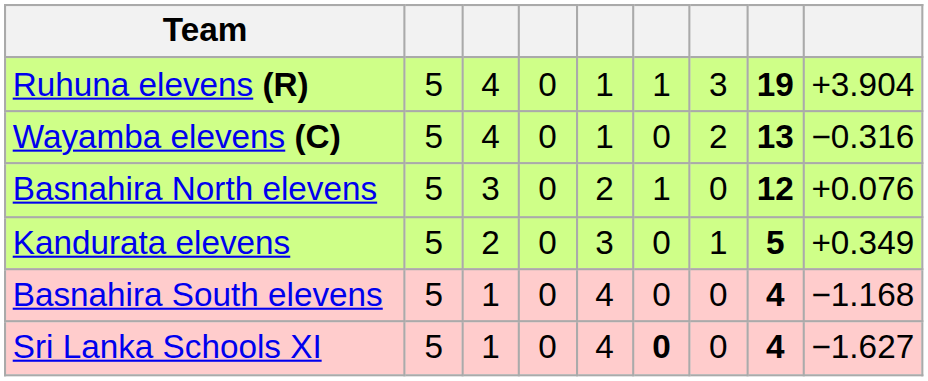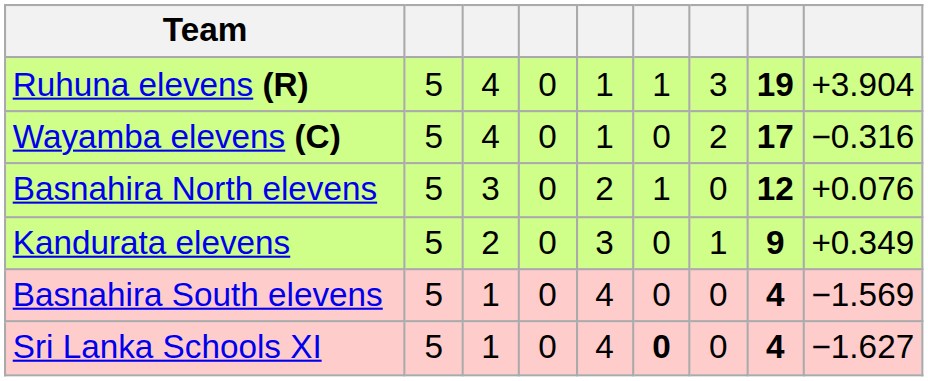(775, 136) 13 -> (775, 136) 17
(775, 242) 5 -> (775, 242) 9
(863, 294) −1.168 -> (863, 294) −1.569
